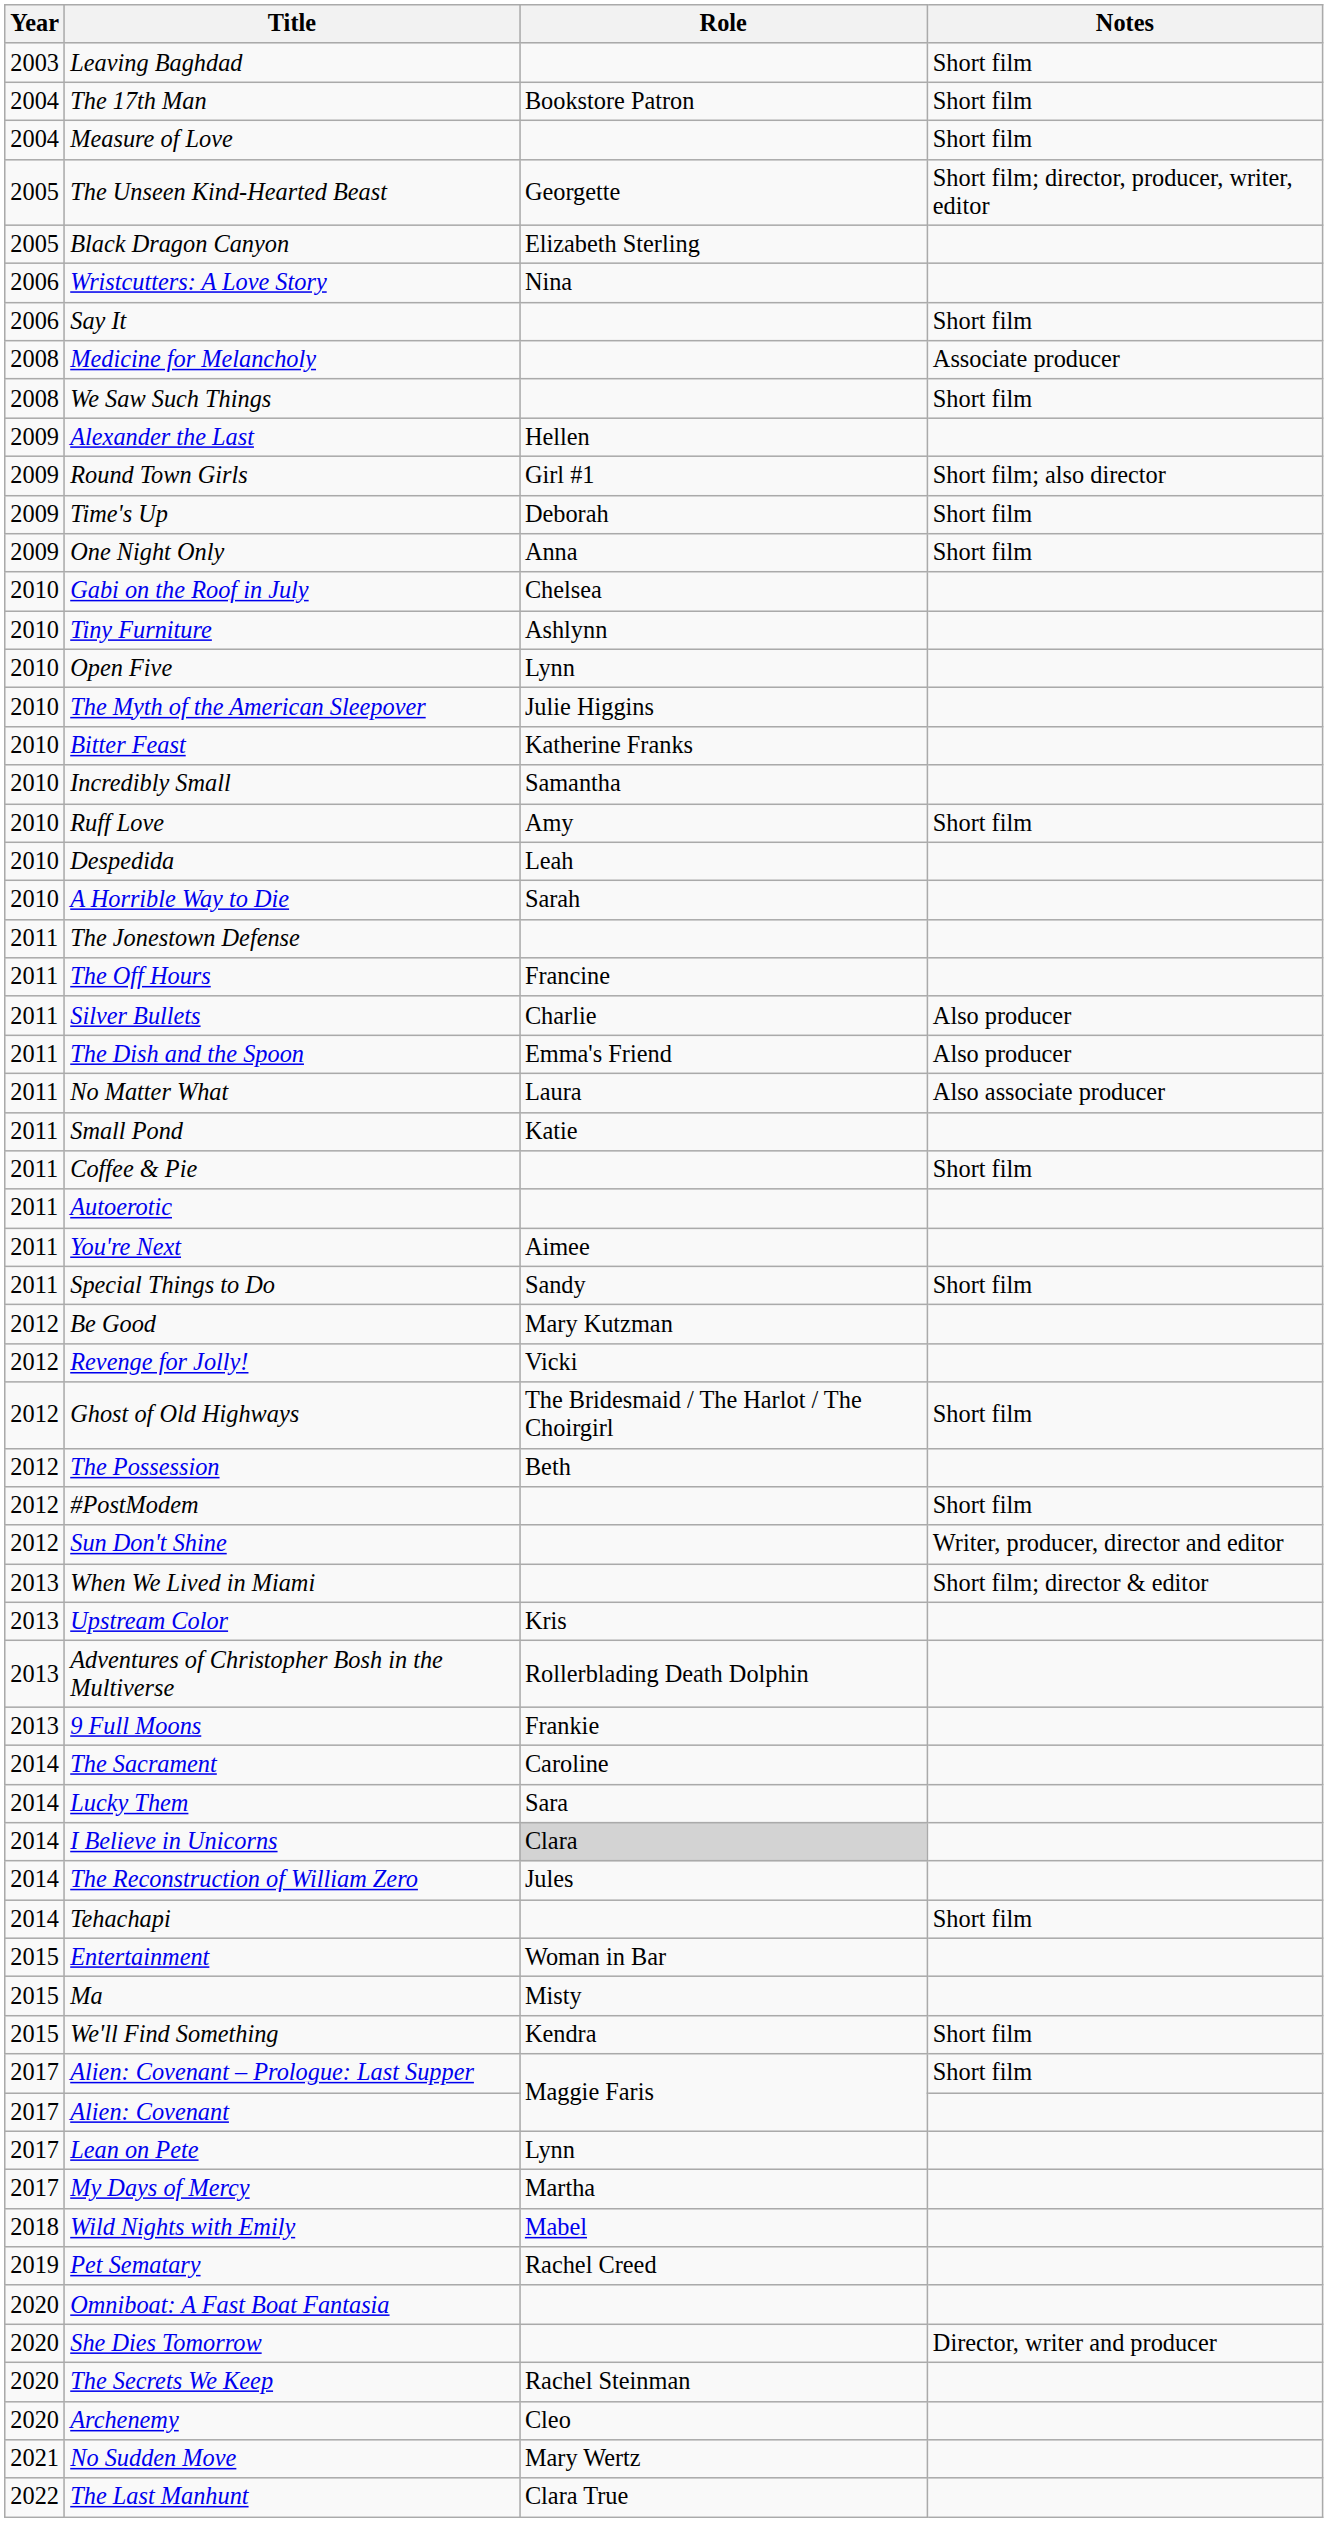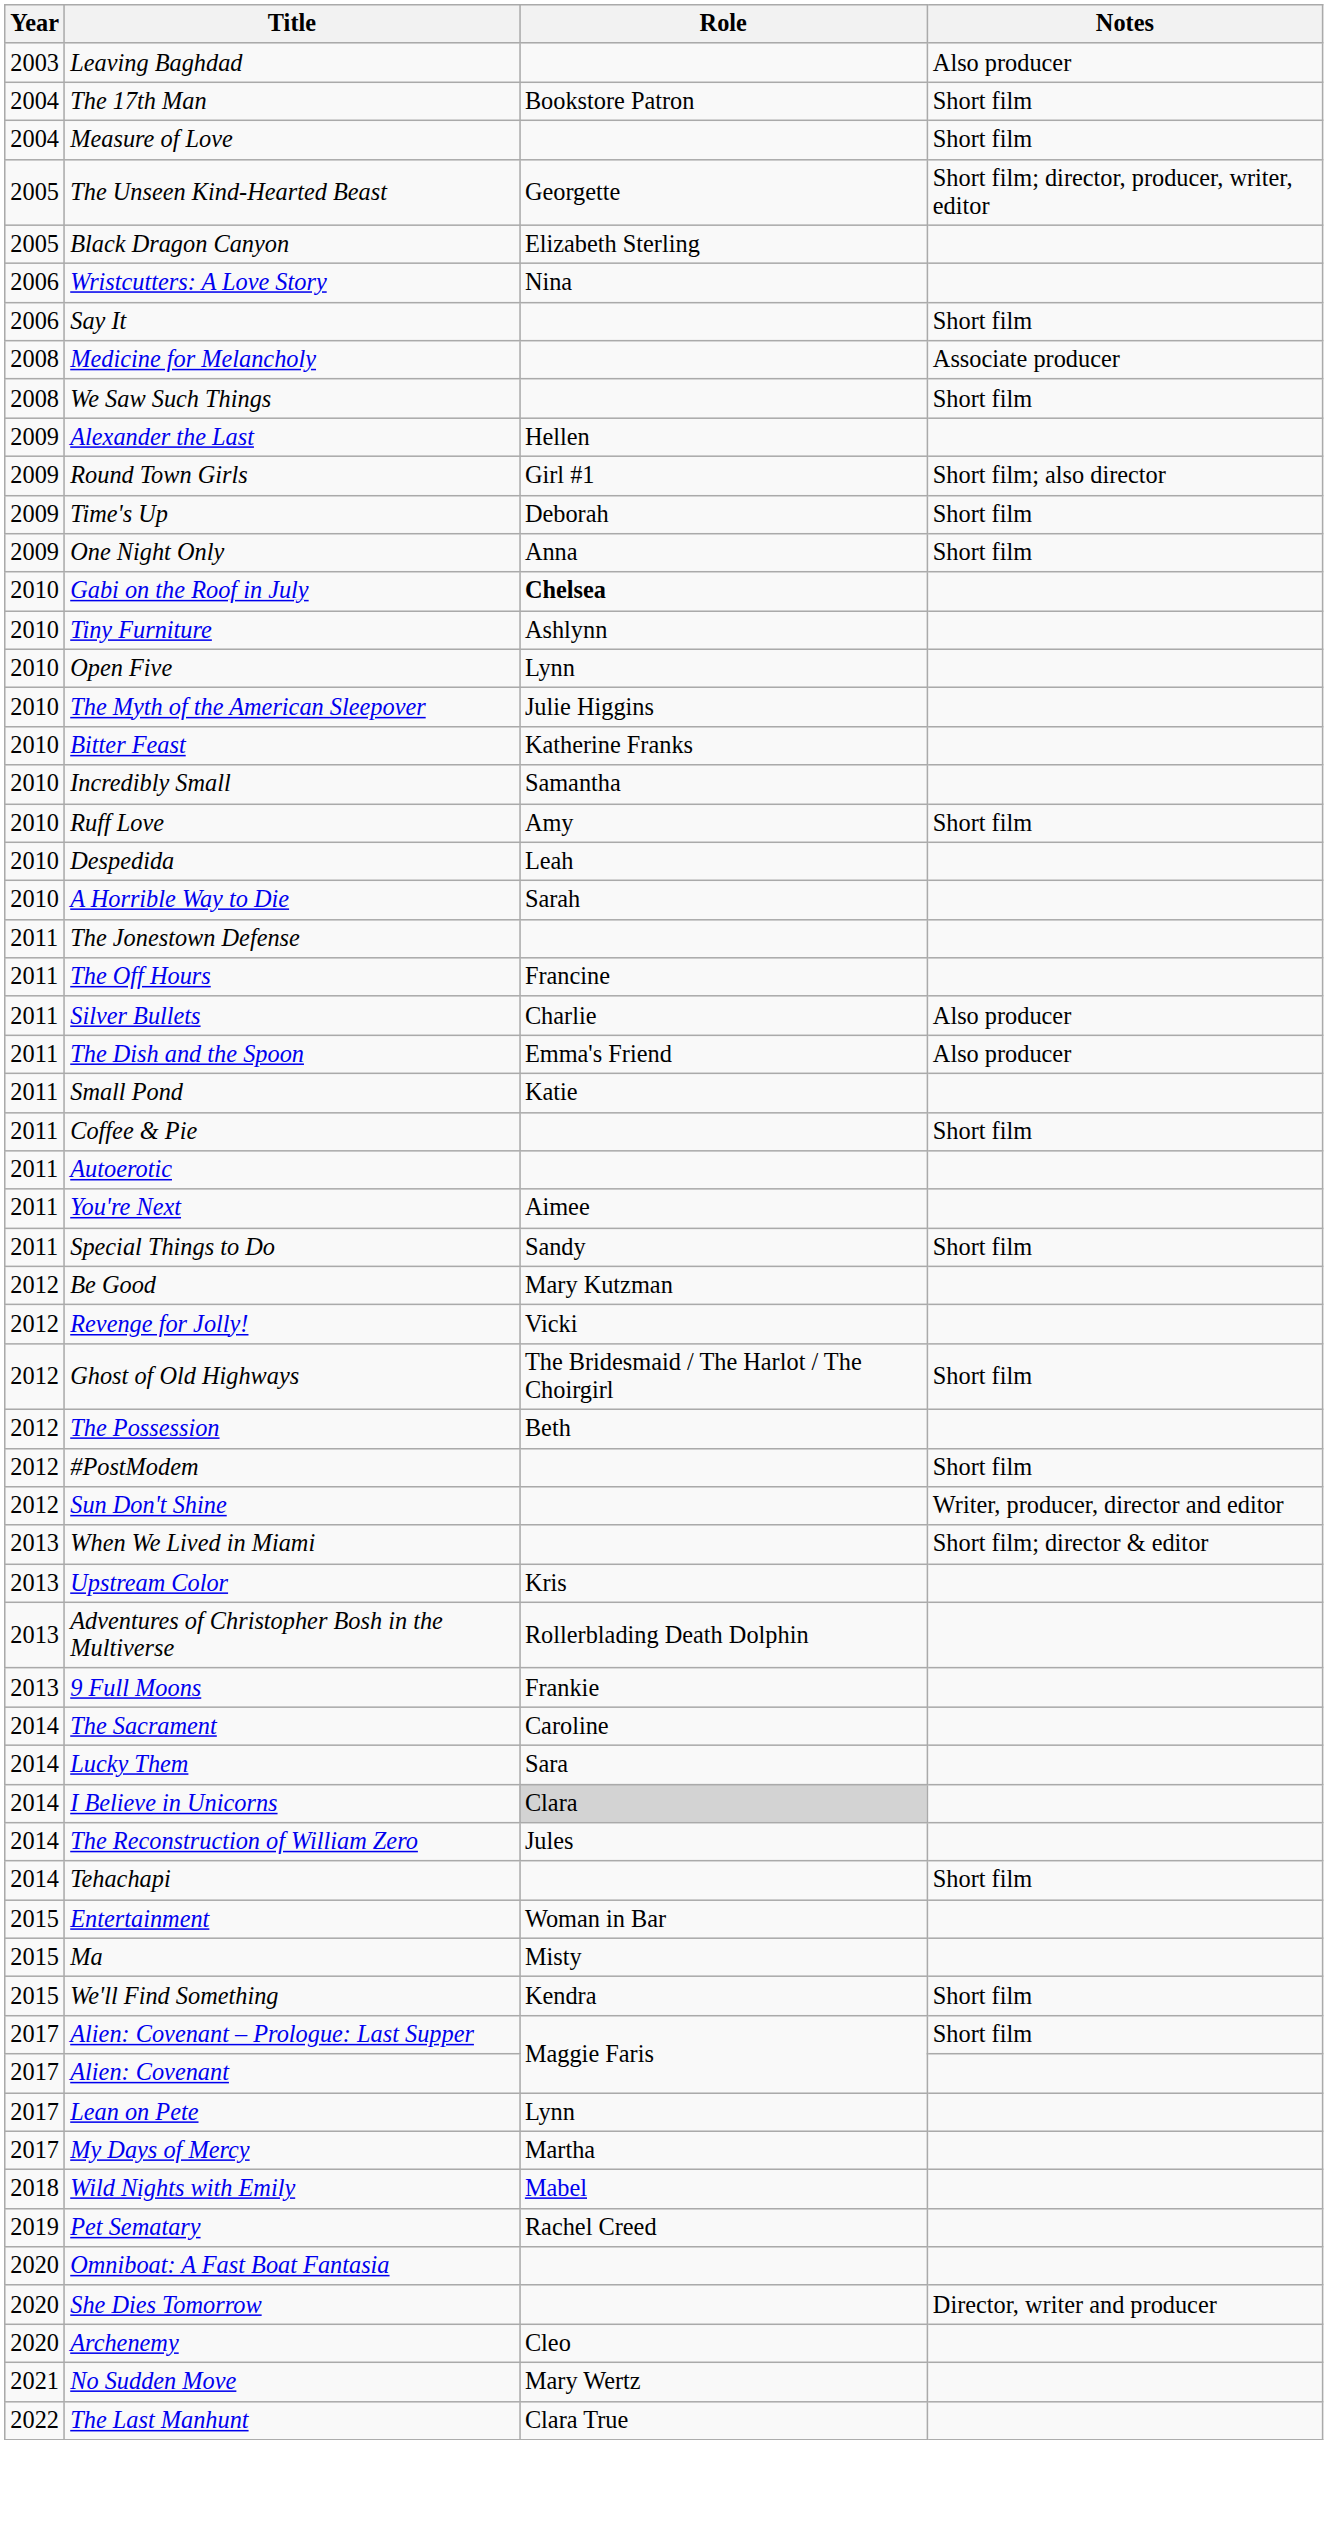(982, 62) Short film -> (1002, 62) Also producer
(563, 591) normal -> (565, 591) bold
- row: (149, 1092)
- row: (172, 2381)
